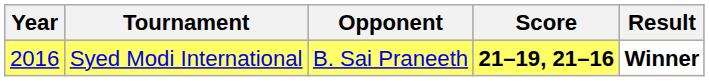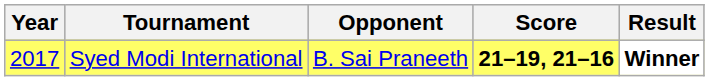(35, 58) 2016 -> (35, 58) 2017
